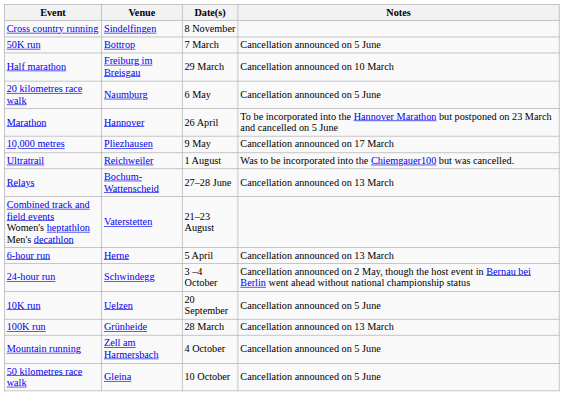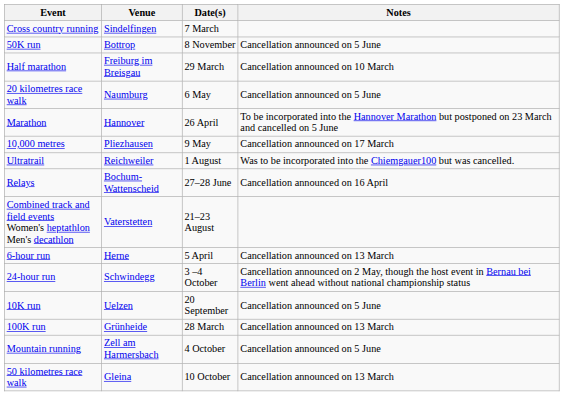(210, 28) 8 November -> (202, 28) 7 March
(202, 45) 7 March -> (210, 45) 8 November
(317, 182) Cancellation announced on 13 March -> (314, 182) Cancellation announced on 16 April
(311, 377) Cancellation announced on 5 June -> (317, 377) Cancellation announced on 13 March
